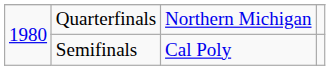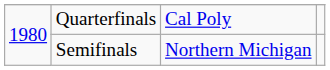(238, 19) Northern Michigan -> (198, 19) Cal Poly
(198, 49) Cal Poly -> (238, 49) Northern Michigan
